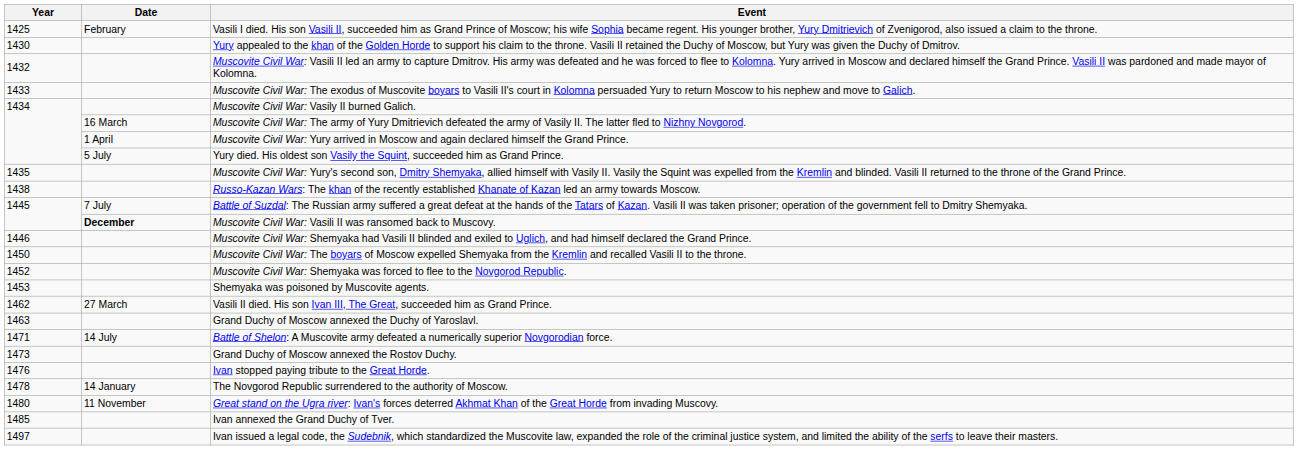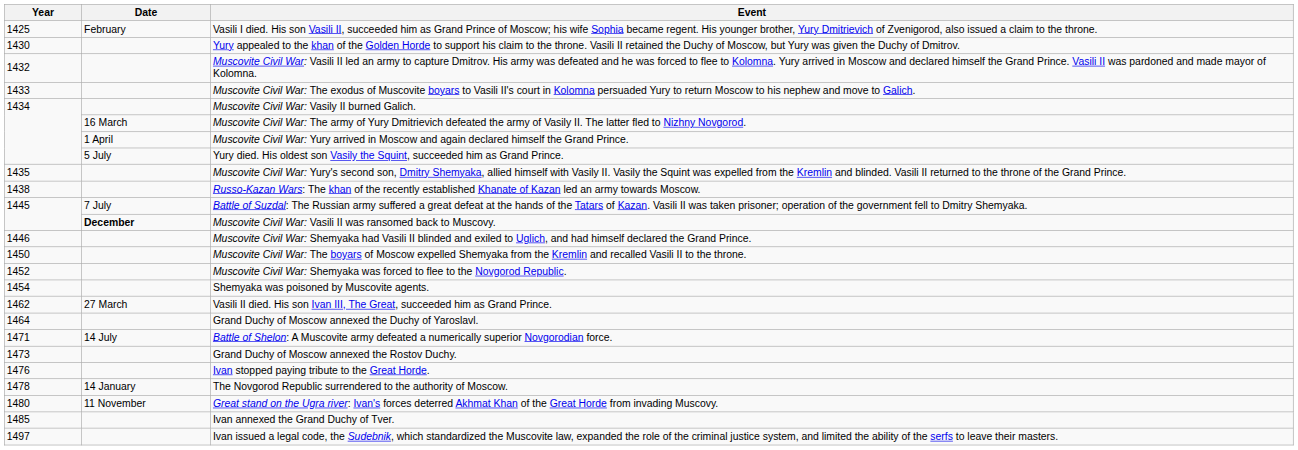(18, 288) 1453 -> (18, 288) 1454
(18, 321) 1463 -> (18, 321) 1464
